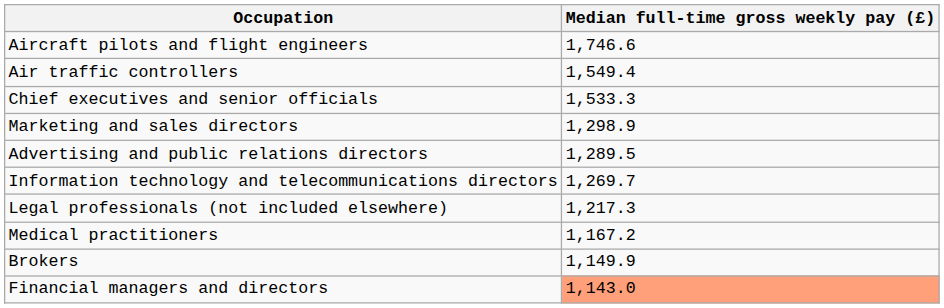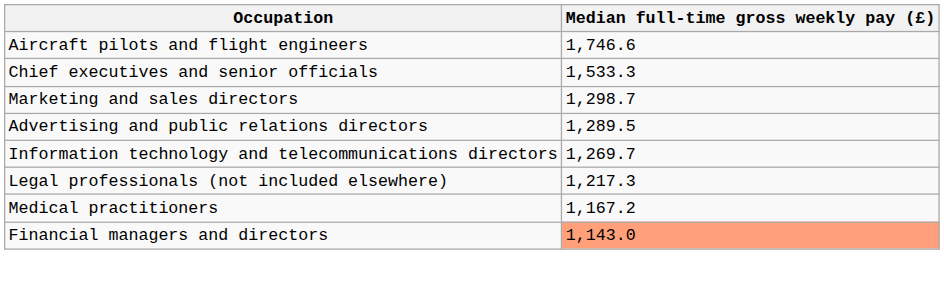- row: (123, 72)
(601, 127) 1,298.9 -> (601, 100) 1,298.7
- row: (44, 262)
